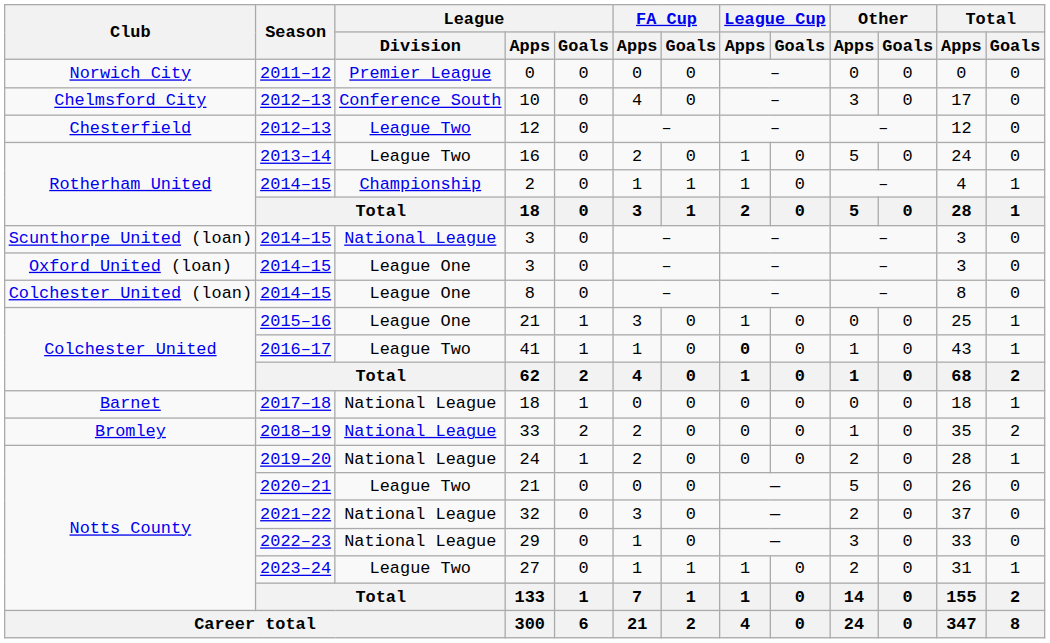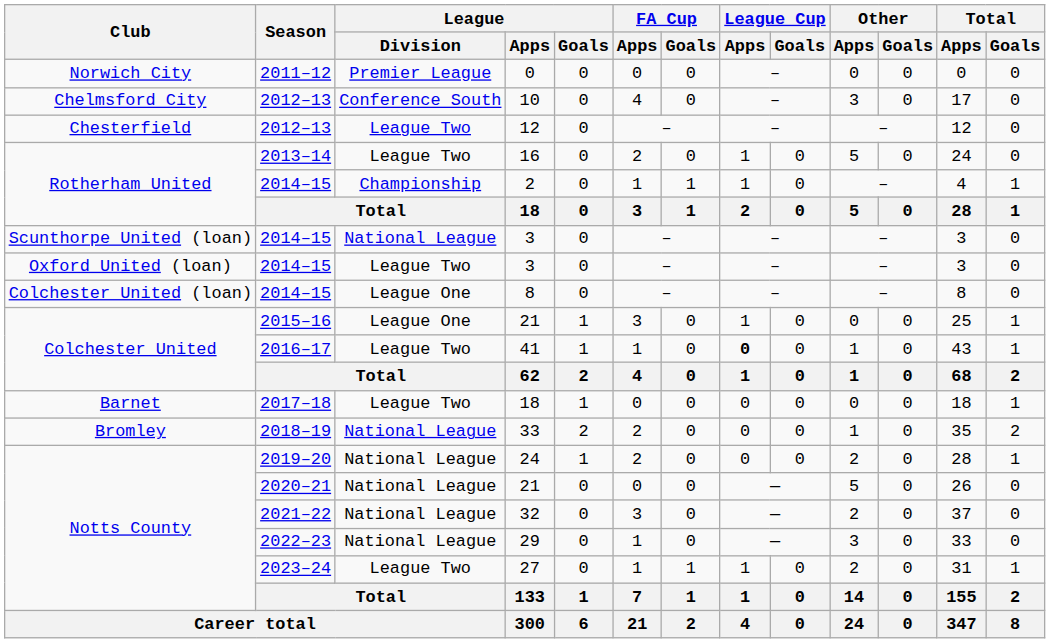(420, 266) League One -> (420, 266) League Two
(420, 404) National League -> (420, 404) League Two
(420, 487) League Two -> (420, 487) National League
